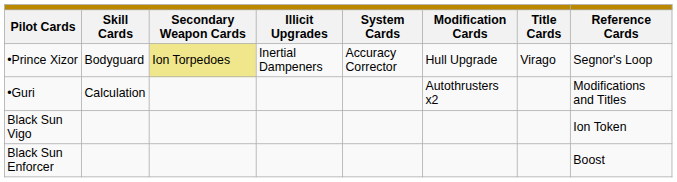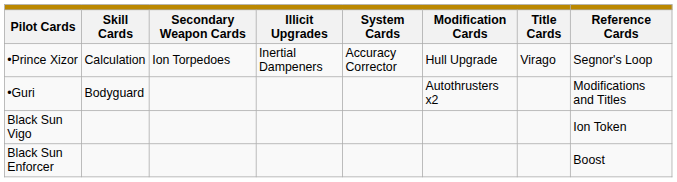(114, 60) Bodyguard -> (115, 60) Calculation
(191, 60) khaki background -> (191, 60) no background
(115, 93) Calculation -> (114, 93) Bodyguard
